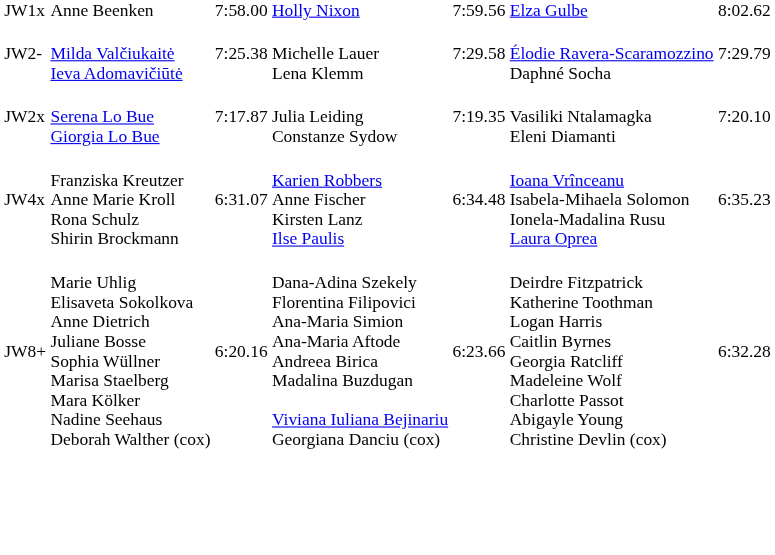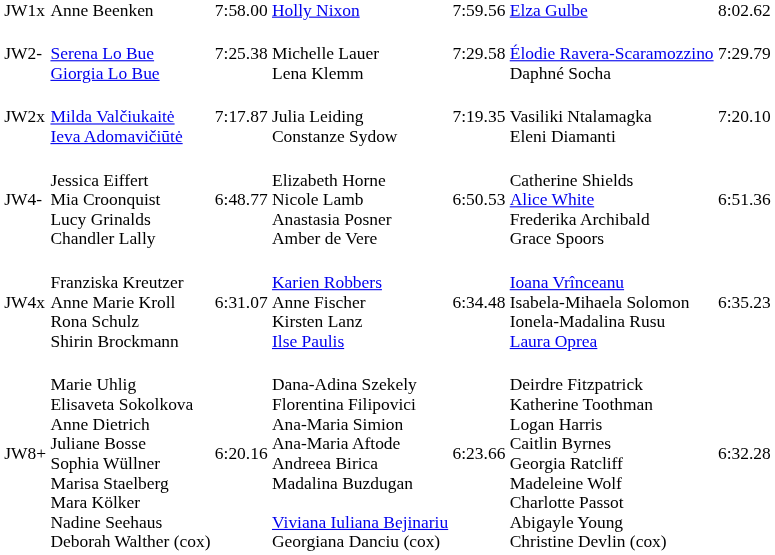(117, 63) Milda Valčiukaitė Ieva Adomavičiūtė -> (105, 63) Serena Lo Bue Giorgia Lo Bue
(105, 126) Serena Lo Bue Giorgia Lo Bue -> (117, 126) Milda Valčiukaitė Ieva Adomavičiūtė
+ row: (23, 199)
